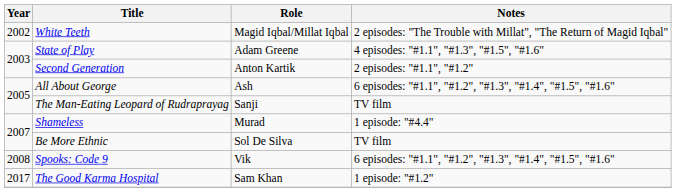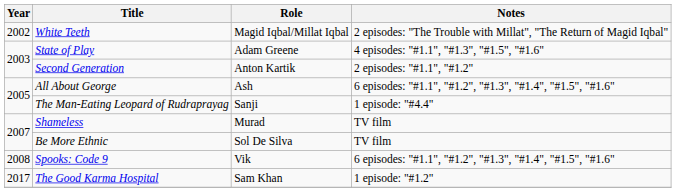(373, 104) TV film -> (394, 104) 1 episode: "#4.4"
(394, 123) 1 episode: "#4.4" -> (373, 123) TV film
